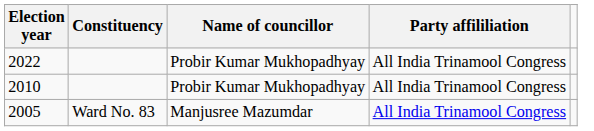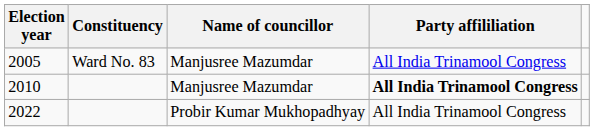rows swapped: (24, 112) <-> (24, 61)
(268, 86) Probir Kumar Mukhopadhyay -> (241, 86) Manjusree Mazumdar
(469, 86) normal -> (475, 86) bold
